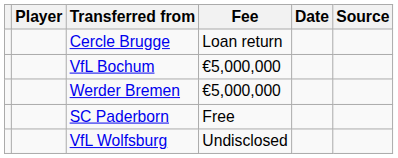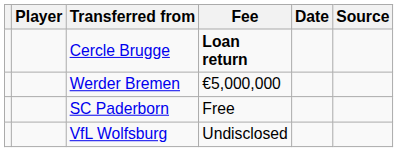(242, 41) normal -> (225, 50) bold
- row: (112, 66)
